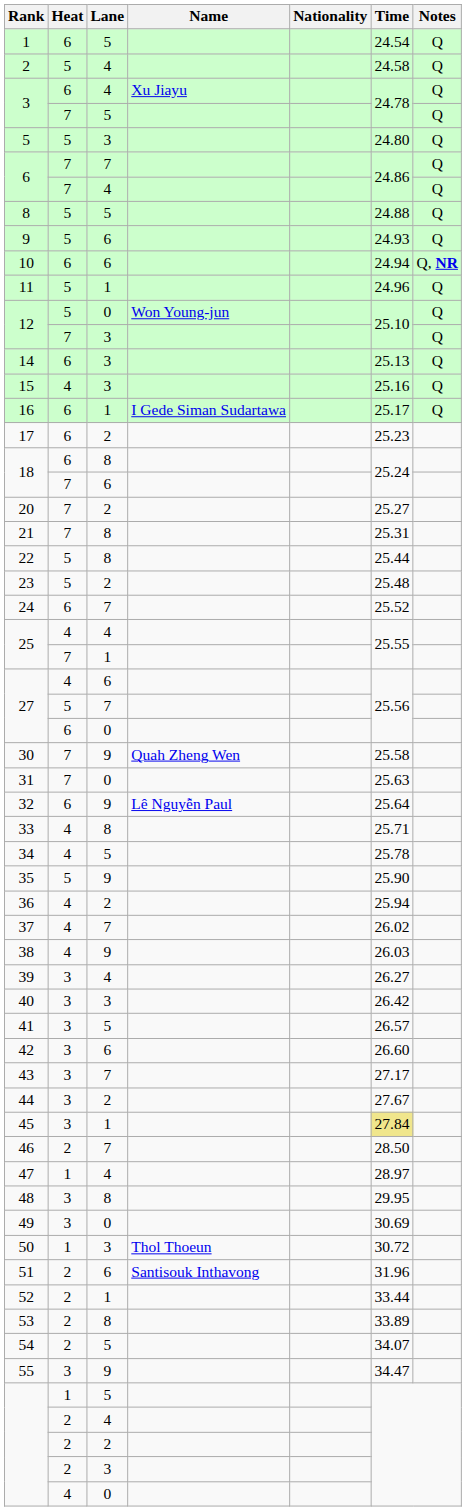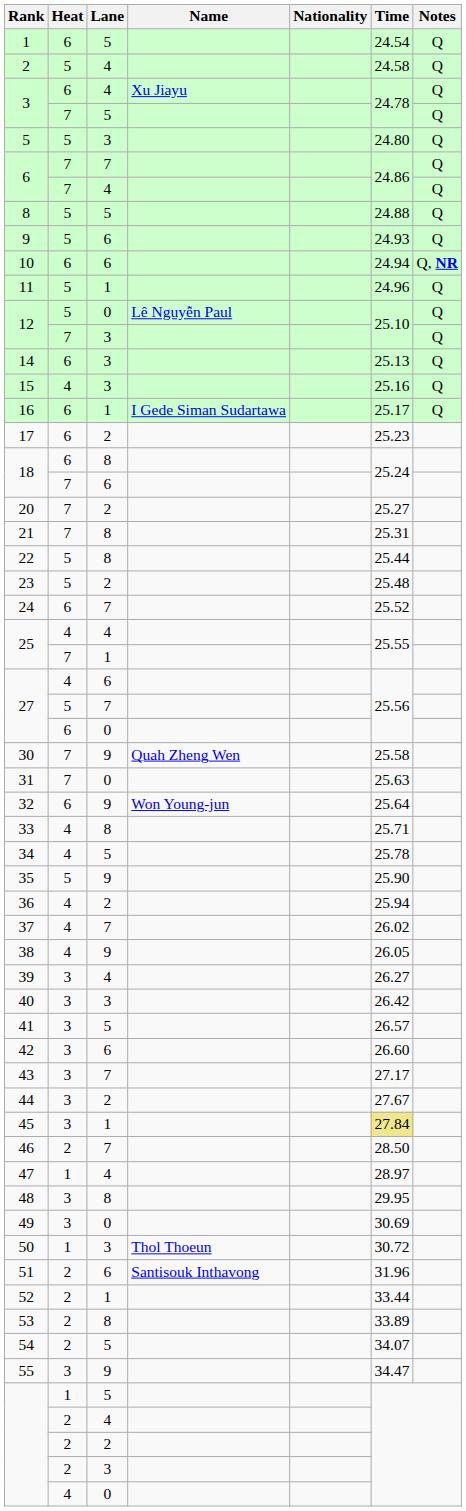(180, 312) Won Young-jun -> (182, 312) Lê Nguyễn Paul
(182, 804) Lê Nguyễn Paul -> (180, 804) Won Young-jun
(392, 952) 26.03 -> (392, 952) 26.05
